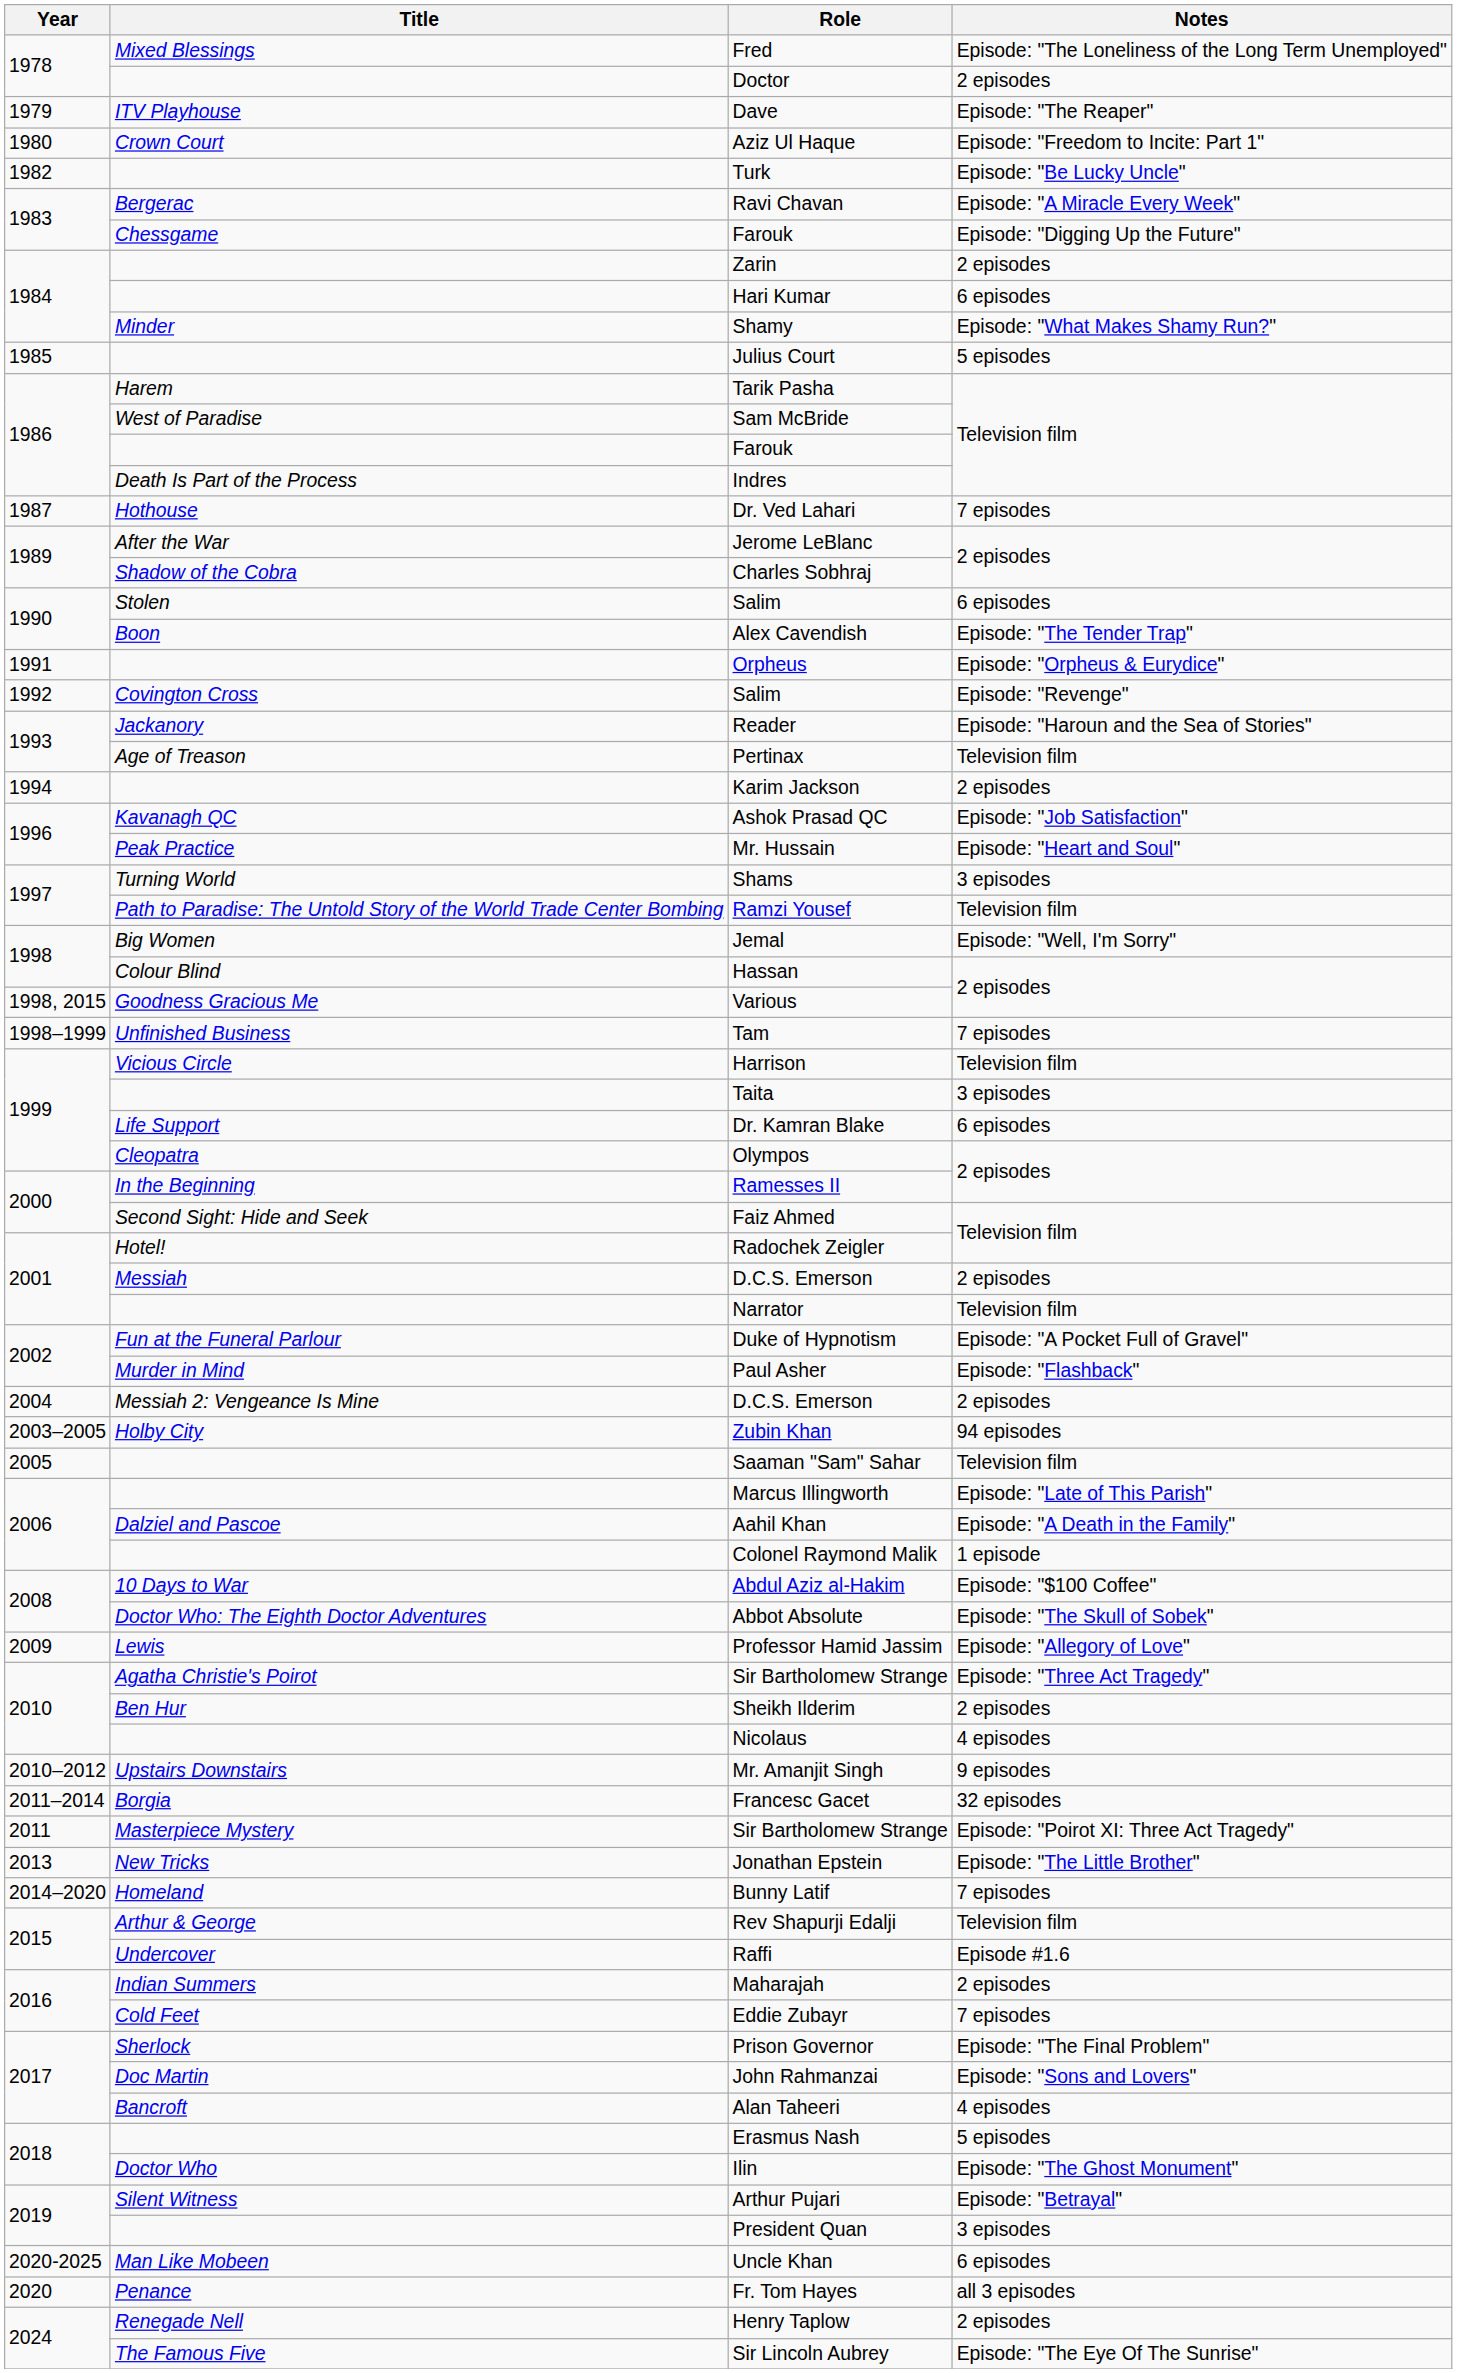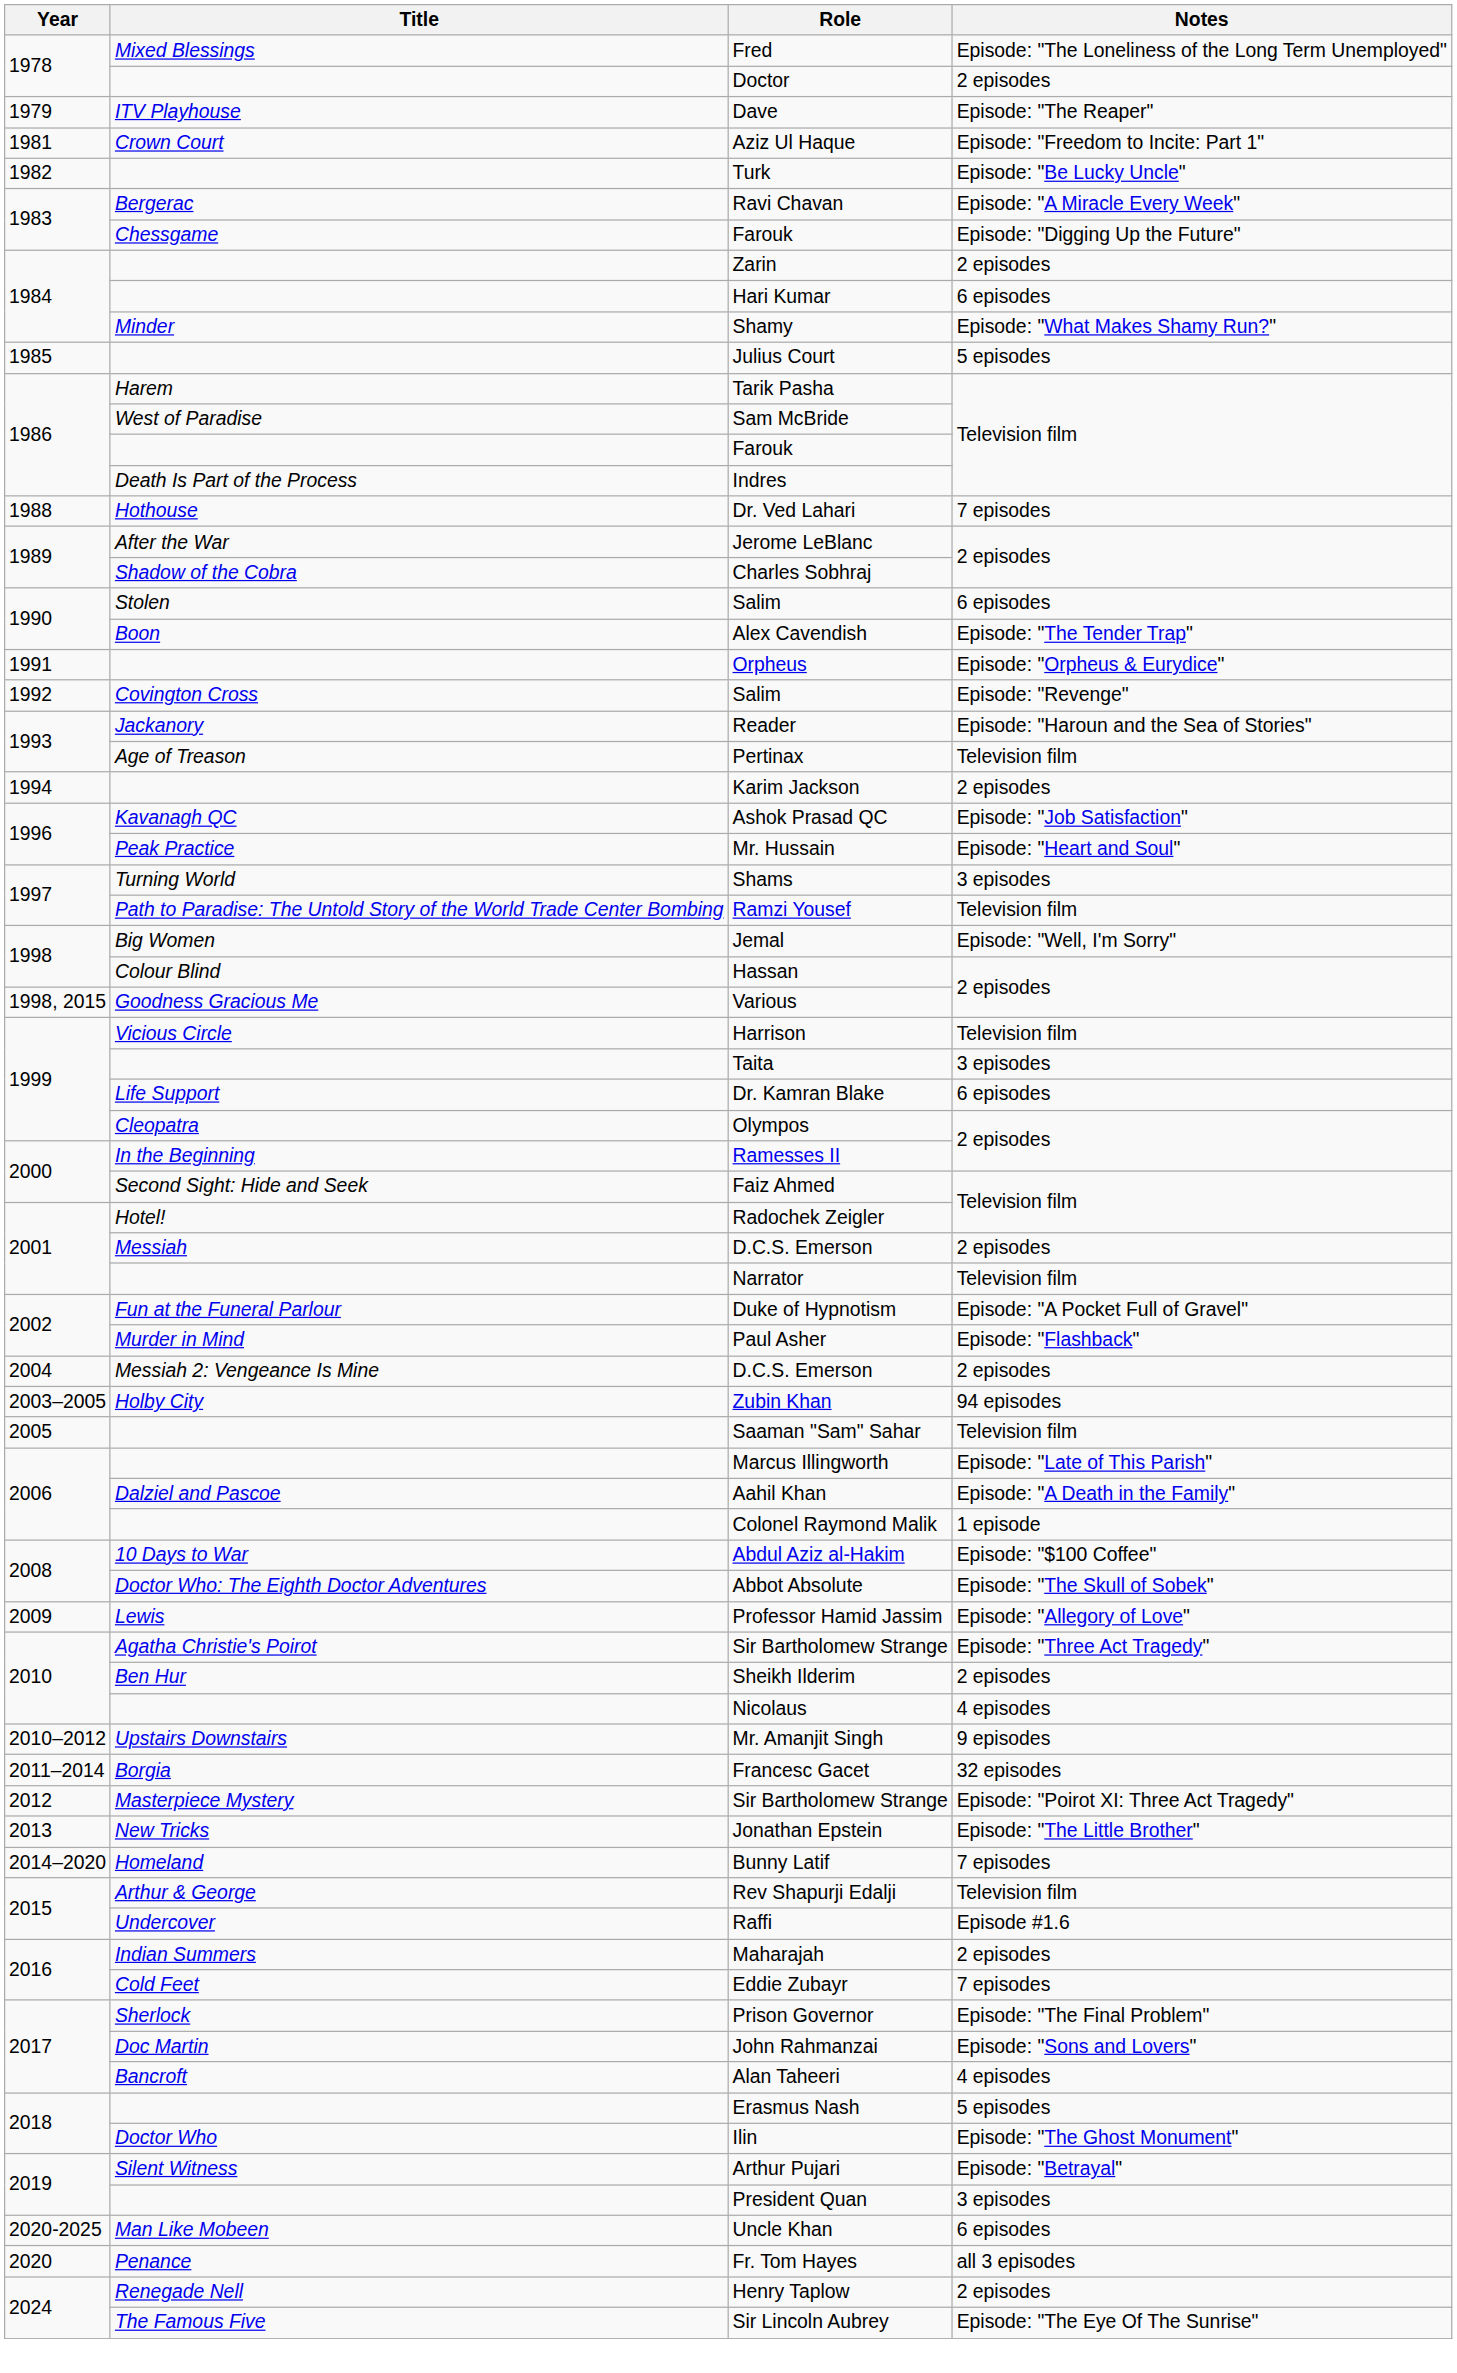(31, 142) 1980 -> (31, 142) 1981
(31, 511) 1987 -> (31, 511) 1988
- row: (203, 1033)
(30, 1831) 2011 -> (31, 1800) 2012
